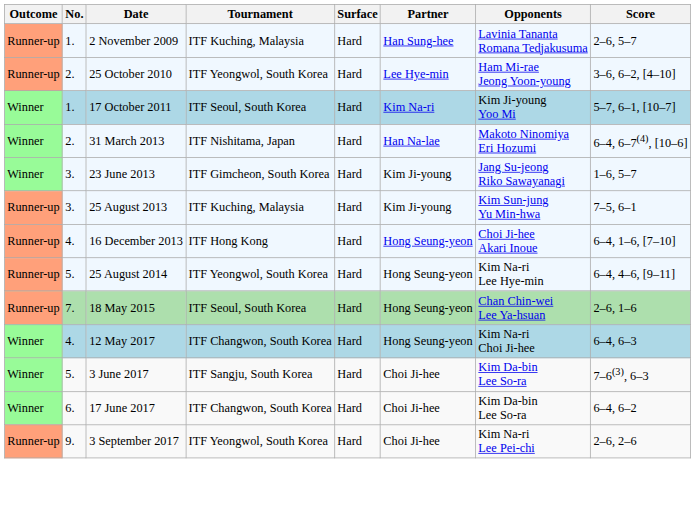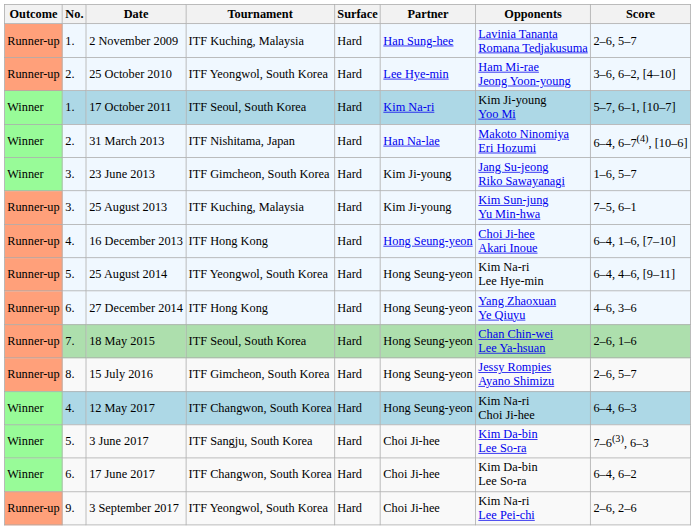+ row: (136, 307)
+ row: (121, 374)
